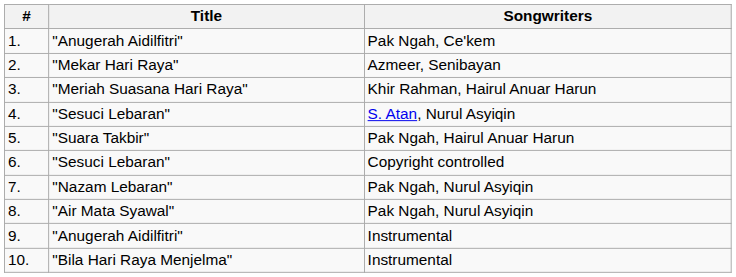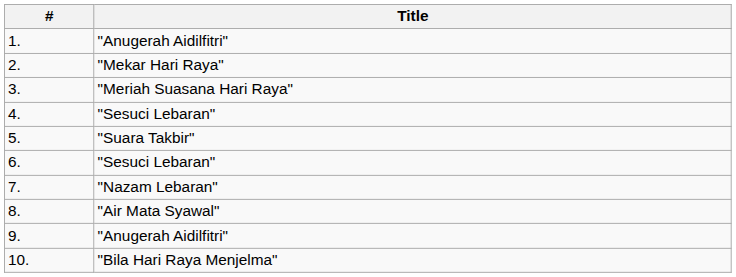- column: (548, 16)
